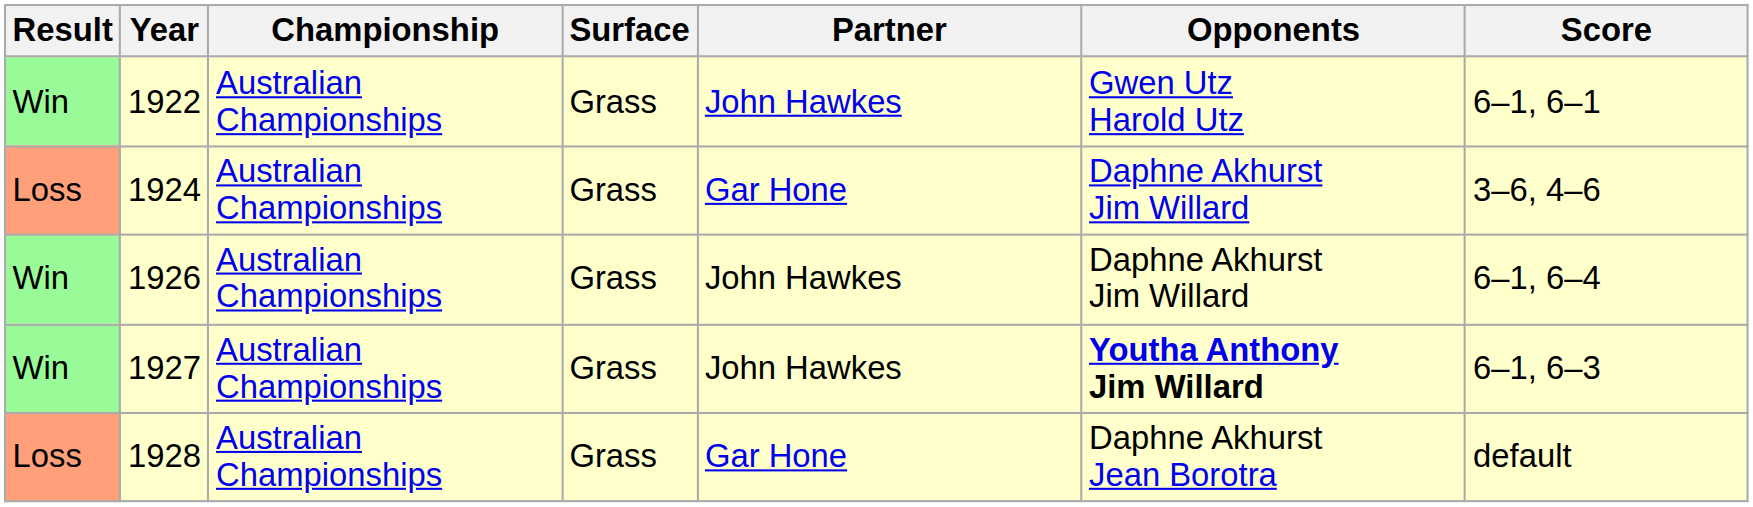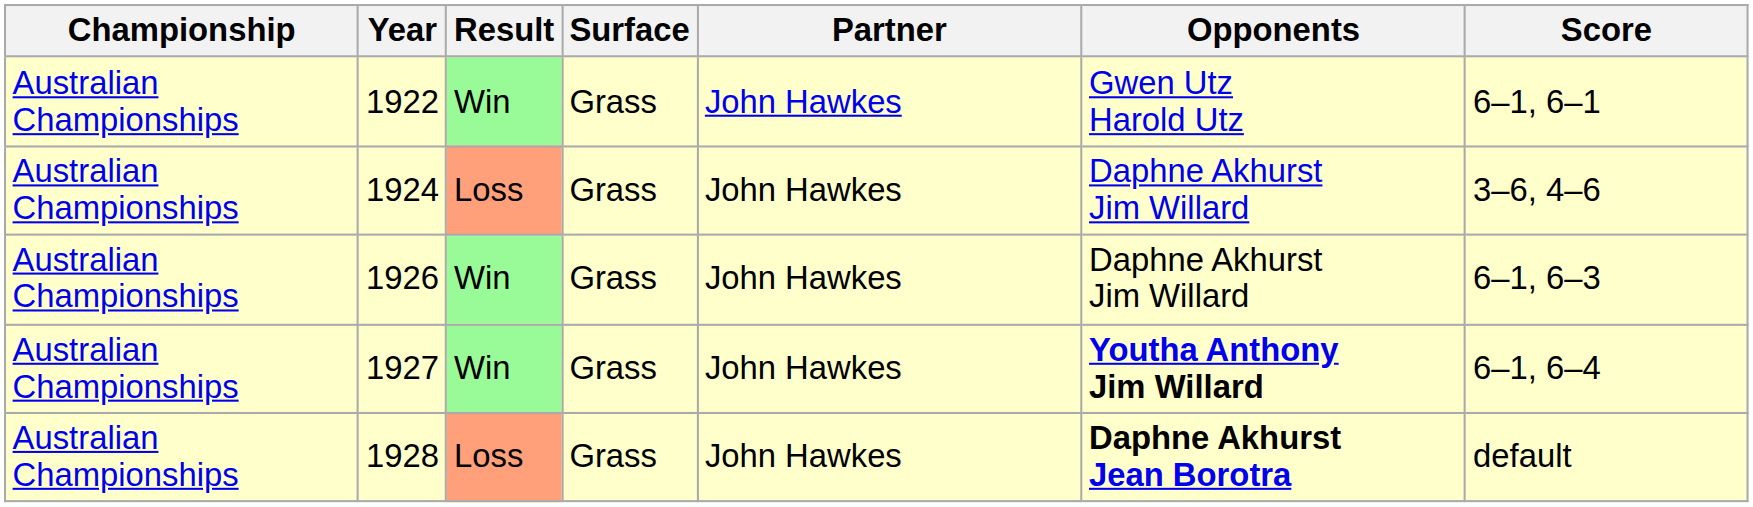columns swapped: (63, 30) <-> (385, 30)
(776, 189) Gar Hone -> (803, 189) John Hawkes
(1537, 278) 6–1, 6–4 -> (1537, 278) 6–1, 6–3
(1537, 367) 6–1, 6–3 -> (1537, 367) 6–1, 6–4
(776, 456) Gar Hone -> (803, 456) John Hawkes
(1206, 456) normal -> (1215, 456) bold
